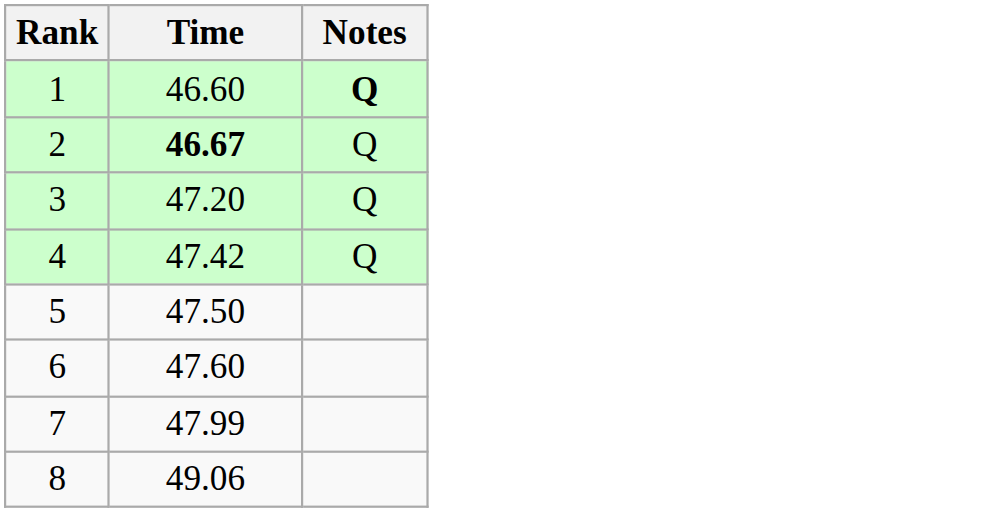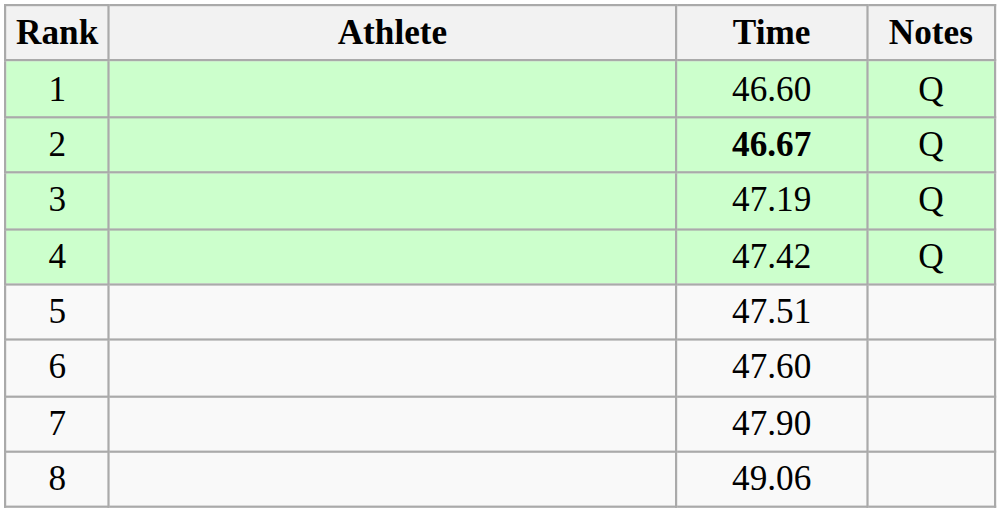+ column: (392, 32)
(365, 88) bold -> (931, 88) normal
(205, 199) 47.20 -> (772, 199) 47.19
(205, 311) 47.50 -> (772, 311) 47.51
(205, 423) 47.99 -> (772, 423) 47.90
